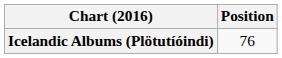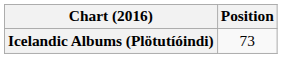(247, 41) 76 -> (247, 41) 73
